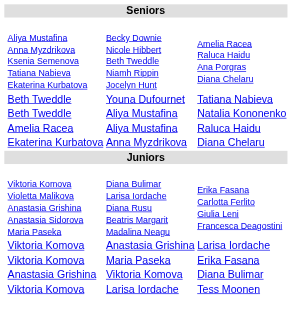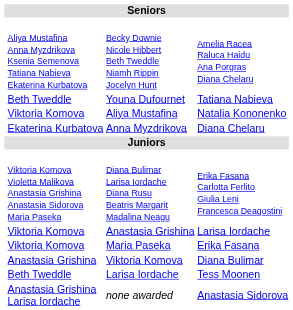(40, 114) Beth Tweddle -> (46, 114) Viktoria Komova
- row: (229, 128)
(46, 289) Viktoria Komova -> (40, 275) Beth Tweddle
+ row: (243, 295)
